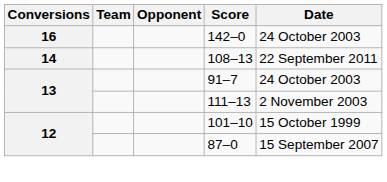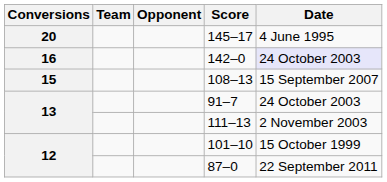+ row: (230, 36)
(310, 36) no background -> (310, 58) lavender background
(49, 58) 14 -> (49, 79) 15
(318, 58) 22 September 2011 -> (319, 79) 15 September 2007
(319, 144) 15 September 2007 -> (318, 166) 22 September 2011
